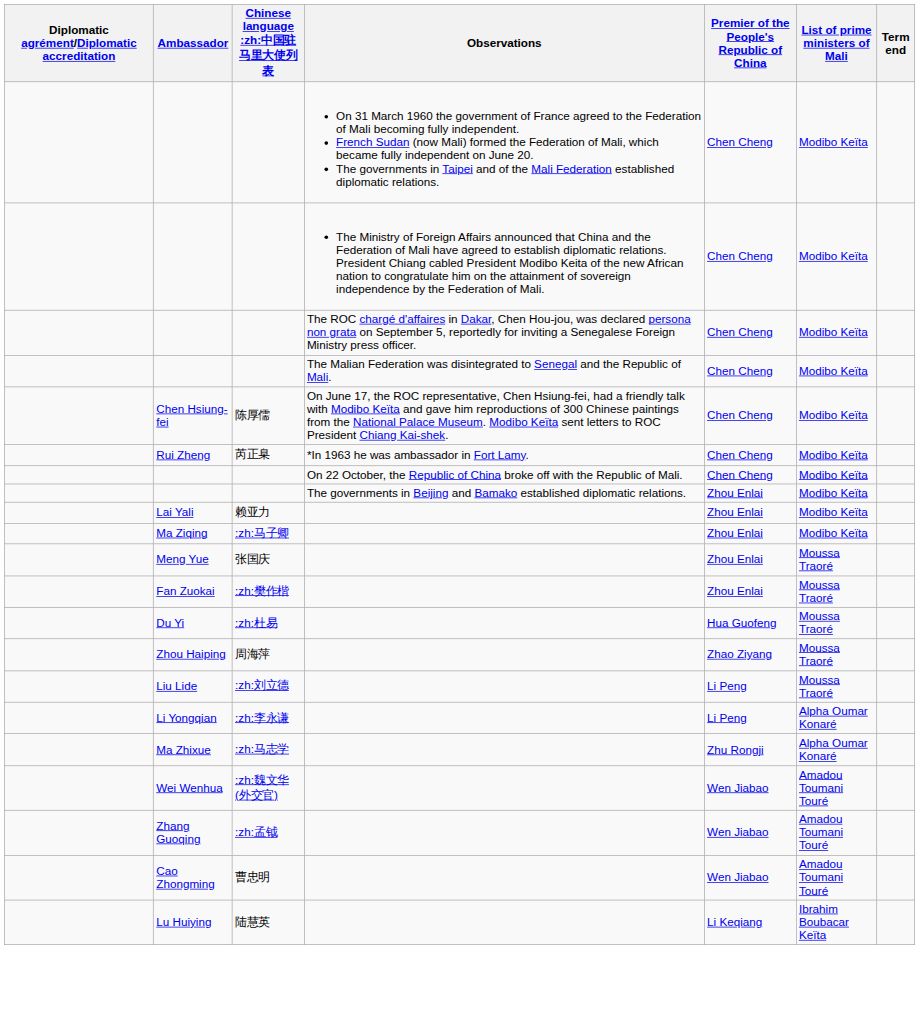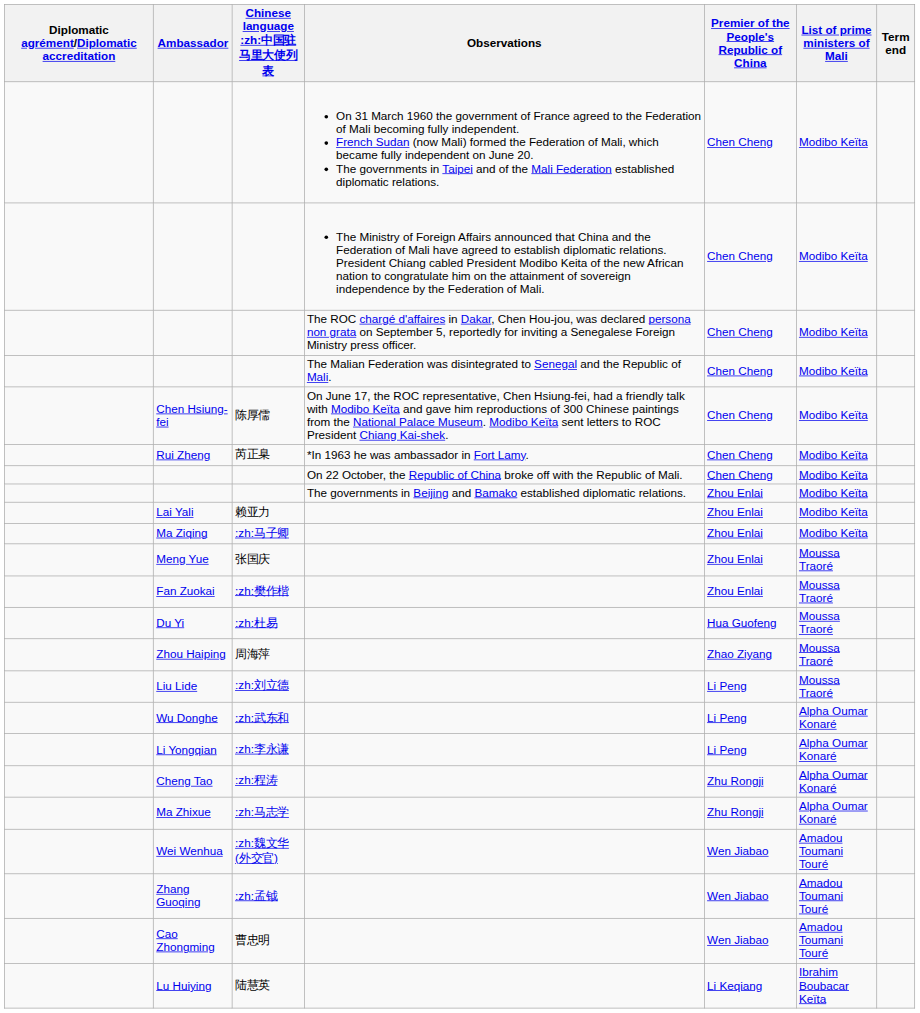+ row: (187, 718)
+ row: (184, 781)
